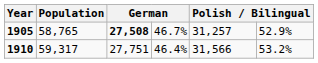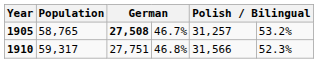(275, 31) 52.9% -> (275, 31) 53.2%
(171, 49) 46.4% -> (171, 49) 46.8%
(275, 49) 53.2% -> (275, 49) 52.3%
